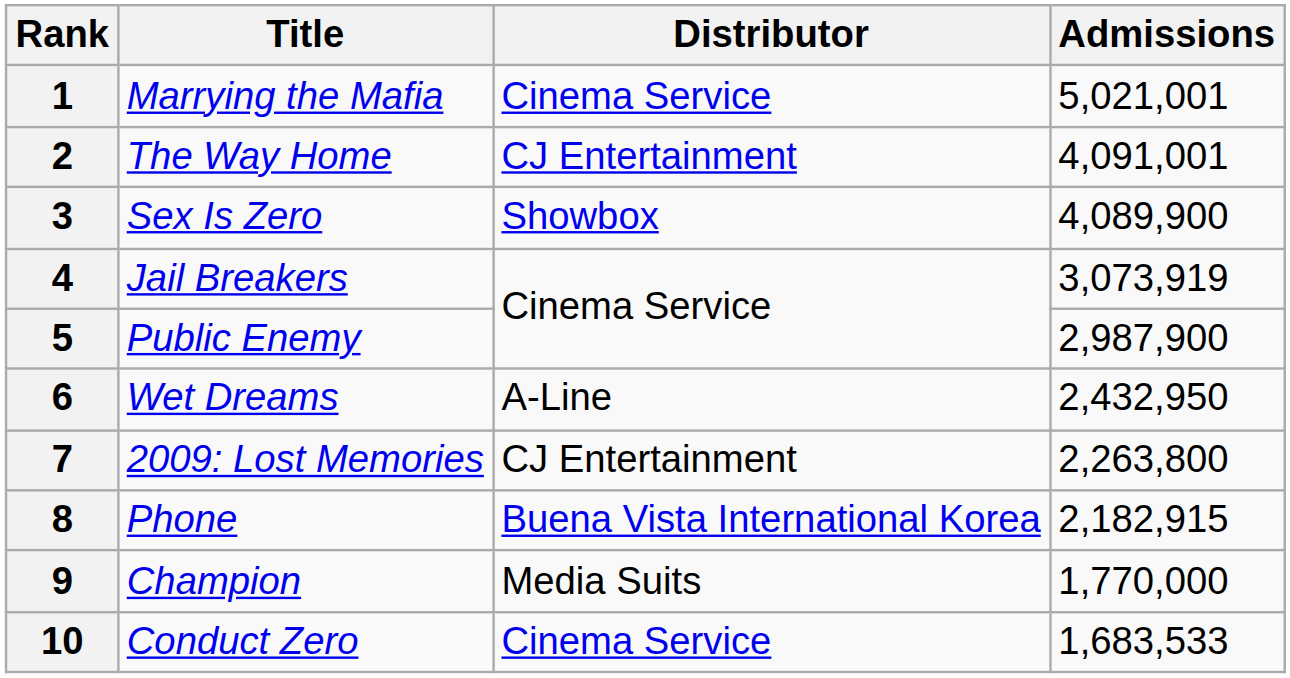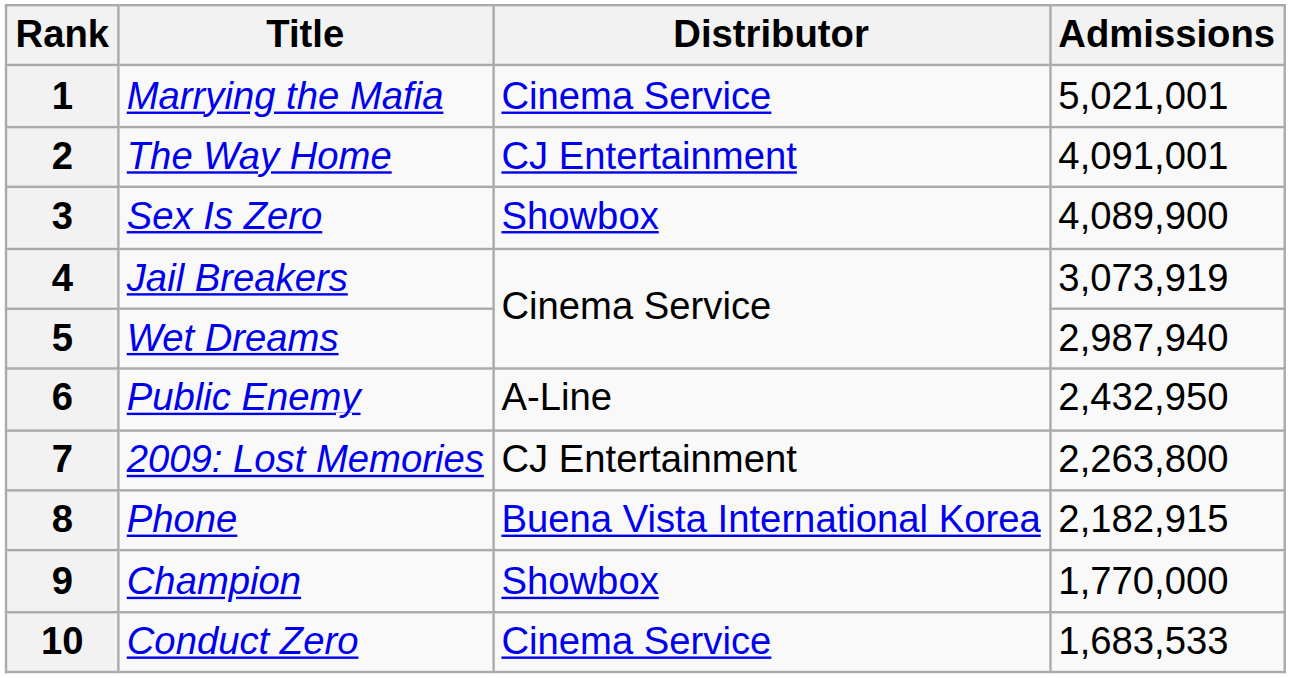(244, 338) Public Enemy -> (233, 338) Wet Dreams
(1143, 338) 2,987,900 -> (1143, 338) 2,987,940
(233, 398) Wet Dreams -> (244, 398) Public Enemy
(601, 580) Media Suits -> (580, 580) Showbox
